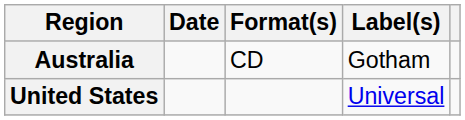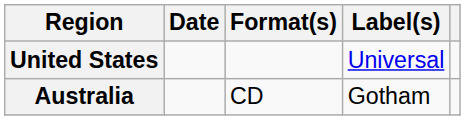rows swapped: (84, 59) <-> (84, 96)
